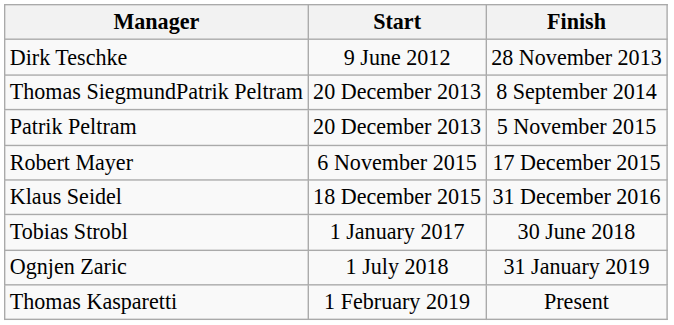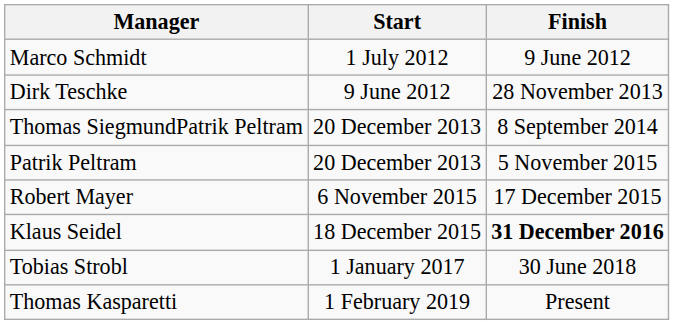+ row: (78, 57)
(576, 197) normal -> (578, 232) bold
- row: (68, 267)
